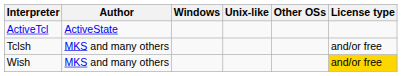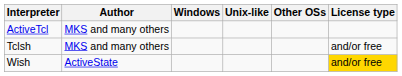(91, 29) ActiveState -> (117, 29) MKS and many others
(117, 63) MKS and many others -> (91, 63) ActiveState
